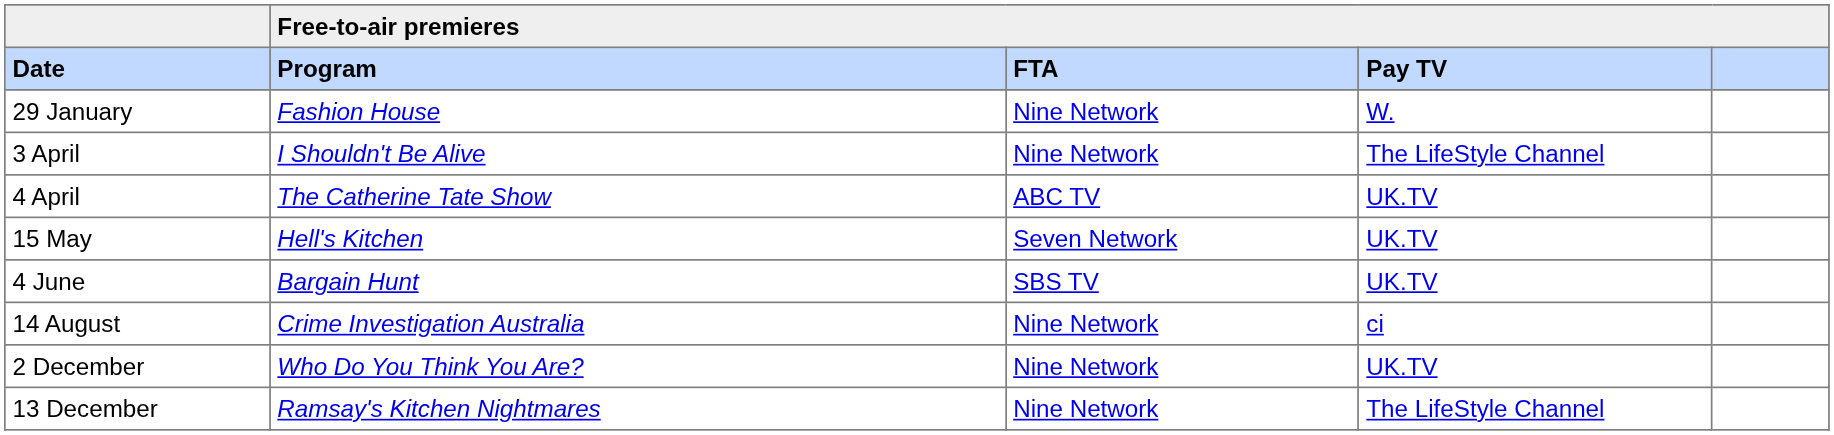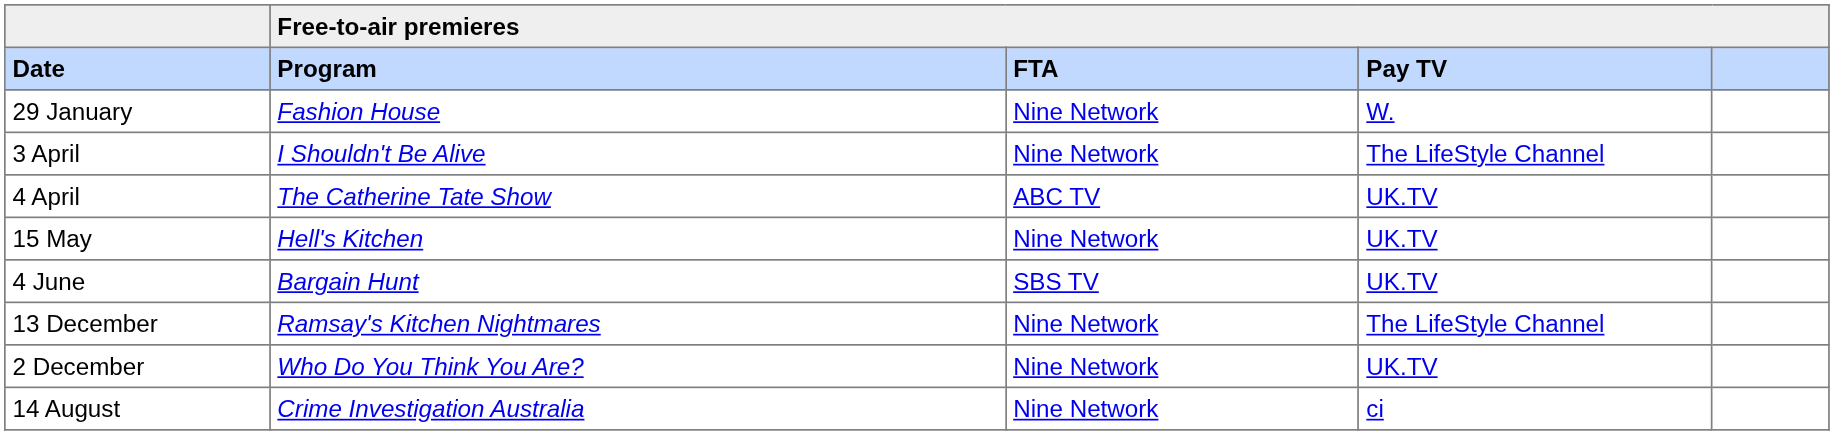(1095, 239) Seven Network -> (1086, 239) Nine Network
rows swapped: (66, 324) <-> (85, 409)
